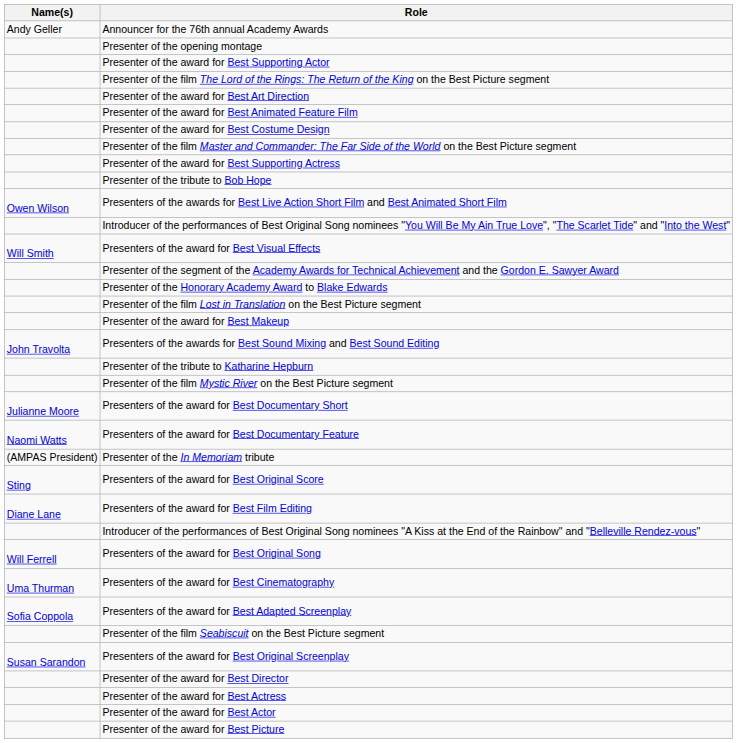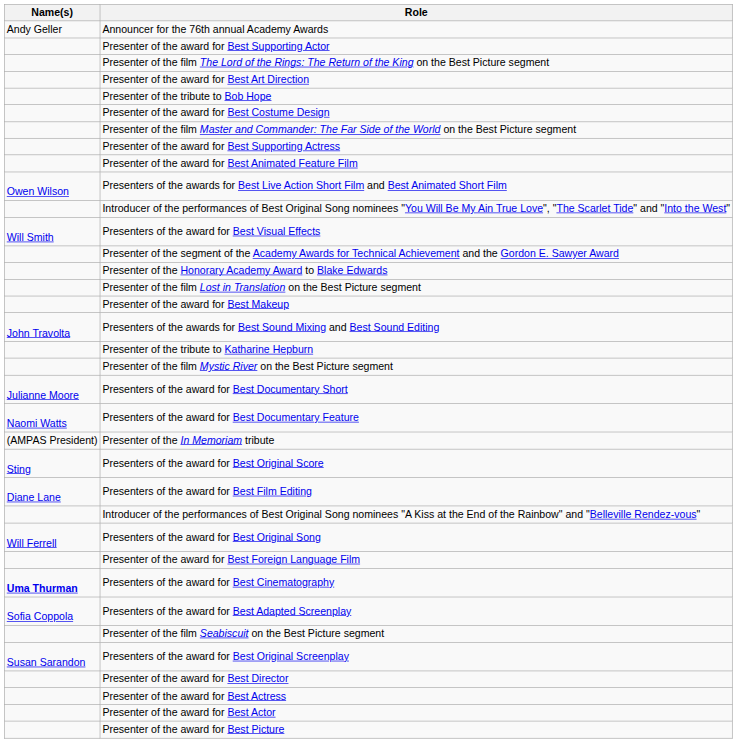- row: (182, 46)
rows swapped: (230, 113) <-> (187, 180)
+ row: (231, 560)
(40, 588) normal -> (42, 588) bold
